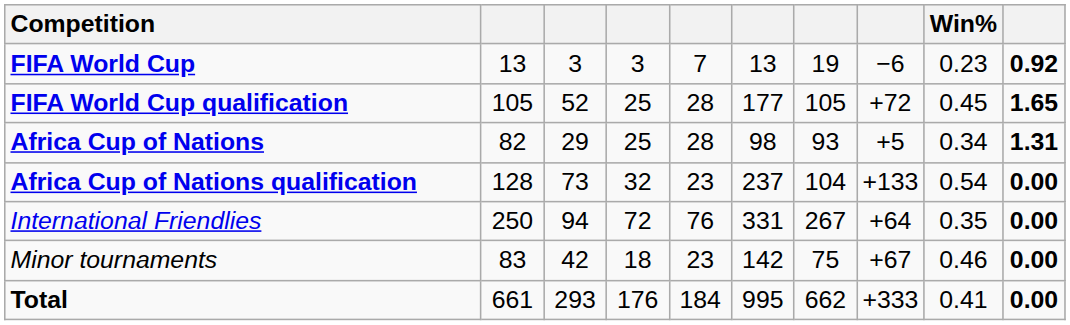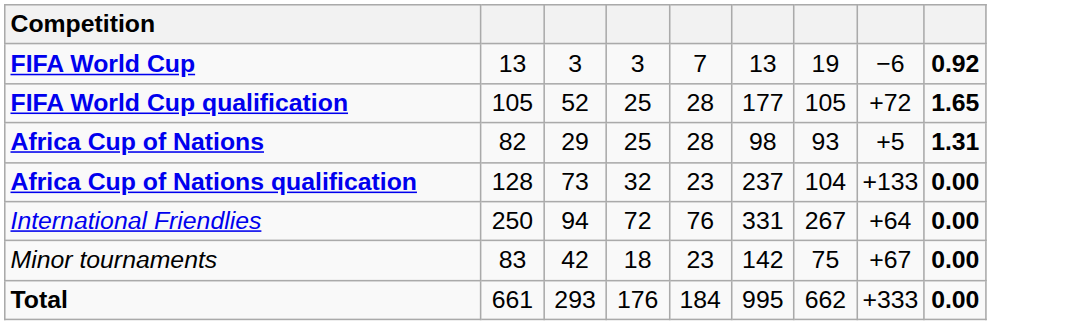- column: (963, 24)
